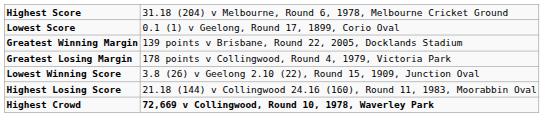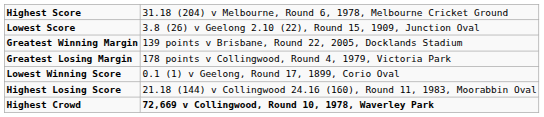(271, 28) 0.1 (1) v Geelong, Round 17, 1899, Corio Oval -> (311, 28) 3.8 (26) v Geelong 2.10 (22), Round 15, 1909, Junction Oval
(311, 74) 3.8 (26) v Geelong 2.10 (22), Round 15, 1909, Junction Oval -> (271, 74) 0.1 (1) v Geelong, Round 17, 1899, Corio Oval
